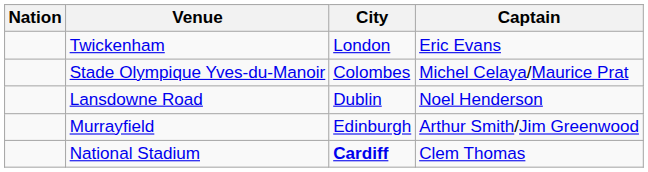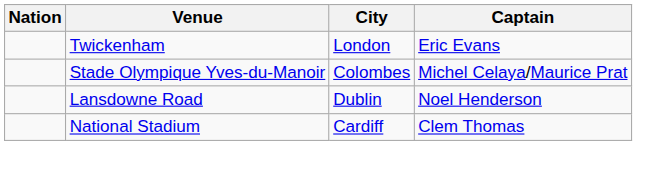- row: (112, 126)
(361, 153) bold -> (358, 126) normal
